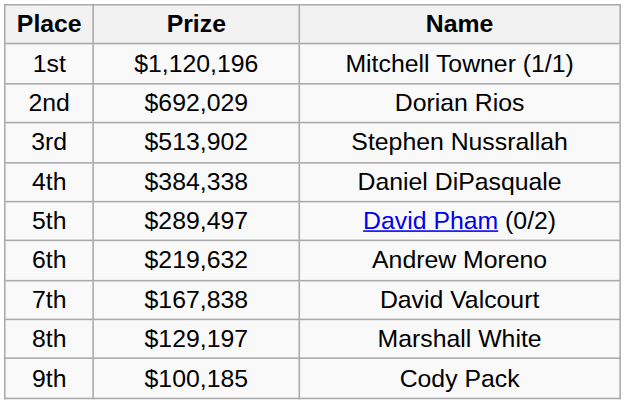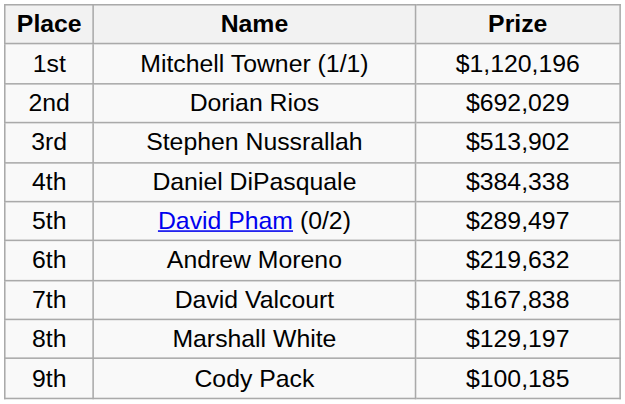columns swapped: (460, 24) <-> (196, 24)
